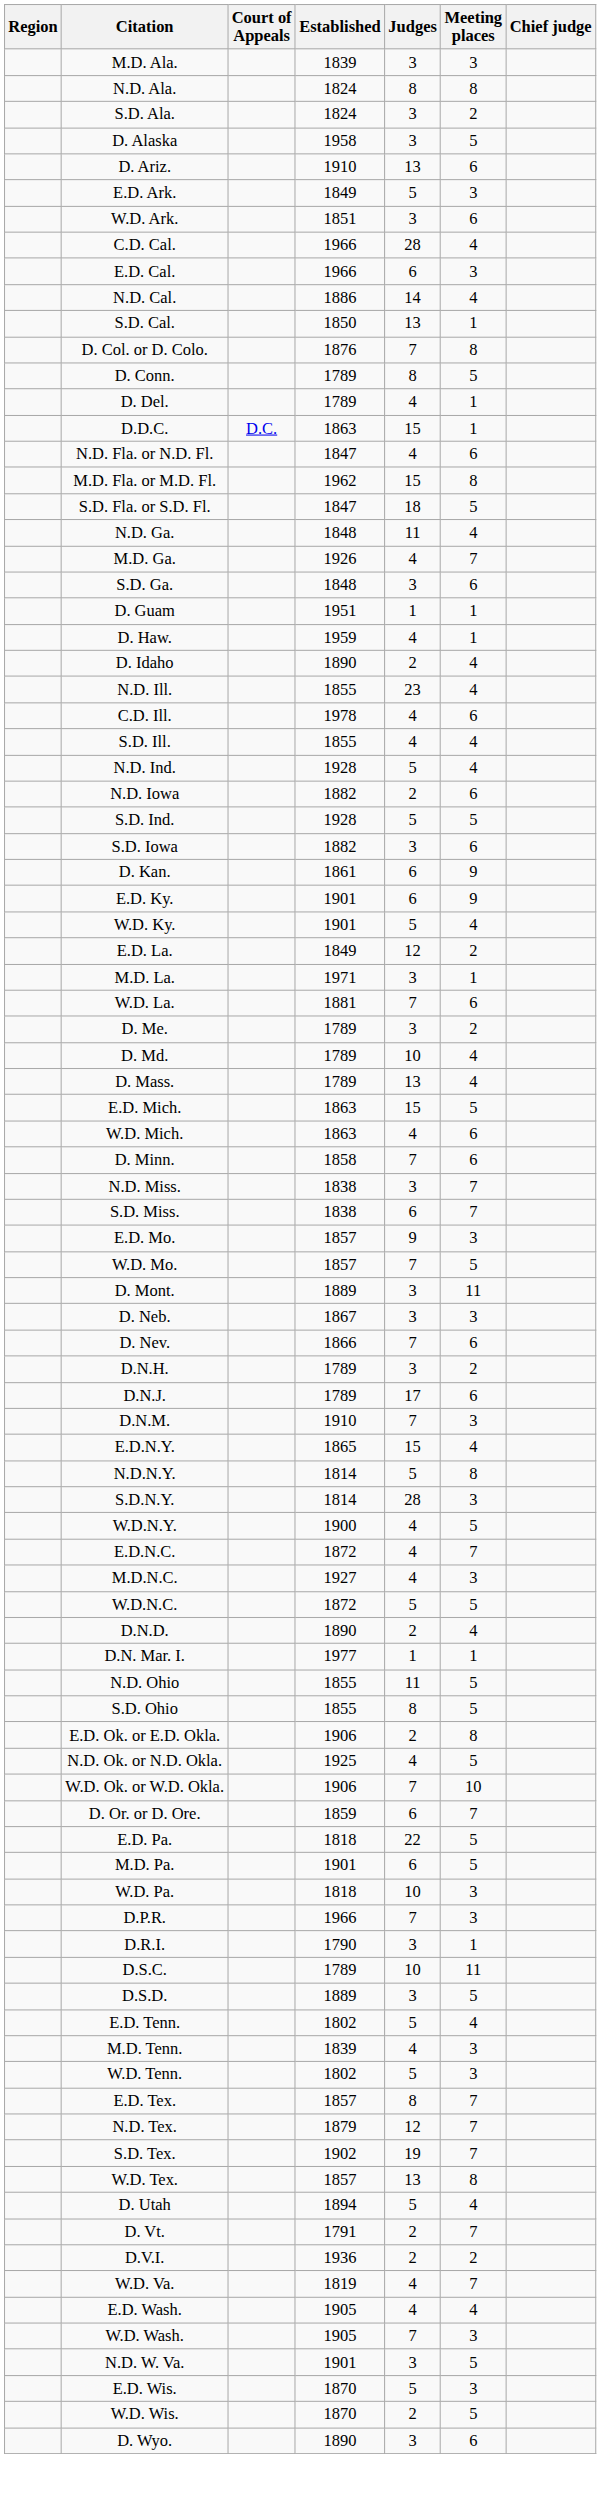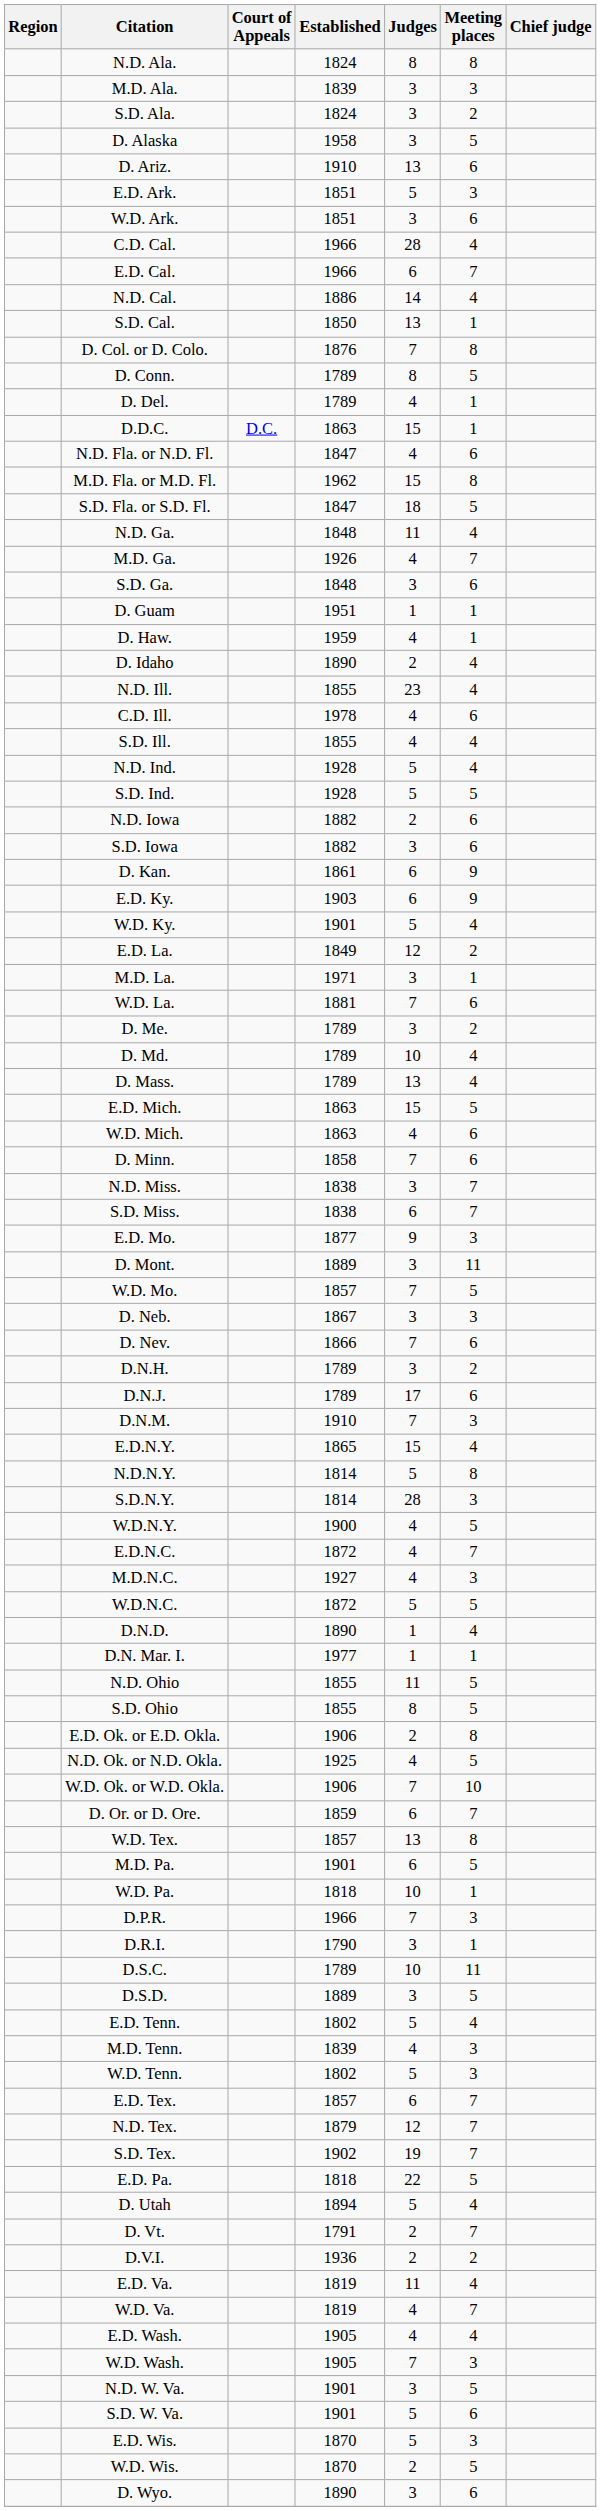rows swapped: (145, 88) <-> (145, 62)
(340, 192) 1849 -> (340, 192) 1851
(473, 271) 3 -> (473, 271) 7
rows swapped: (145, 820) <-> (145, 794)
(340, 898) 1901 -> (340, 898) 1903
(340, 1238) 1857 -> (340, 1238) 1877
rows swapped: (145, 1264) <-> (145, 1290)
(413, 1630) 2 -> (413, 1630) 1
rows swapped: (145, 1839) <-> (145, 2179)
(473, 1891) 3 -> (473, 1891) 1
(413, 2100) 8 -> (413, 2100) 6
+ row: (145, 2283)
+ row: (145, 2414)
